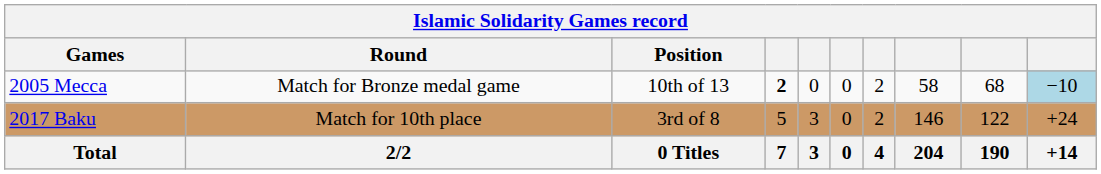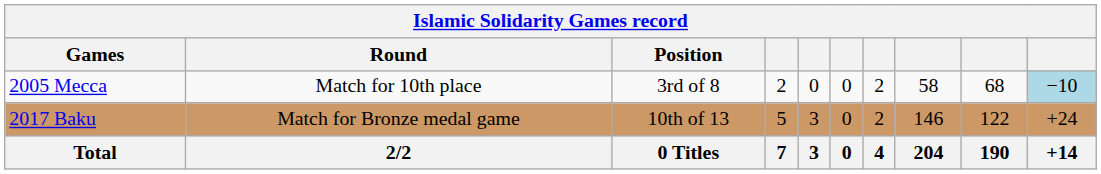(398, 86) Match for Bronze medal game -> (398, 86) Match for 10th place
(688, 86) 10th of 13 -> (688, 86) 3rd of 8
(782, 86) bold -> (782, 86) normal
(398, 119) Match for 10th place -> (398, 119) Match for Bronze medal game
(688, 119) 3rd of 8 -> (688, 119) 10th of 13
